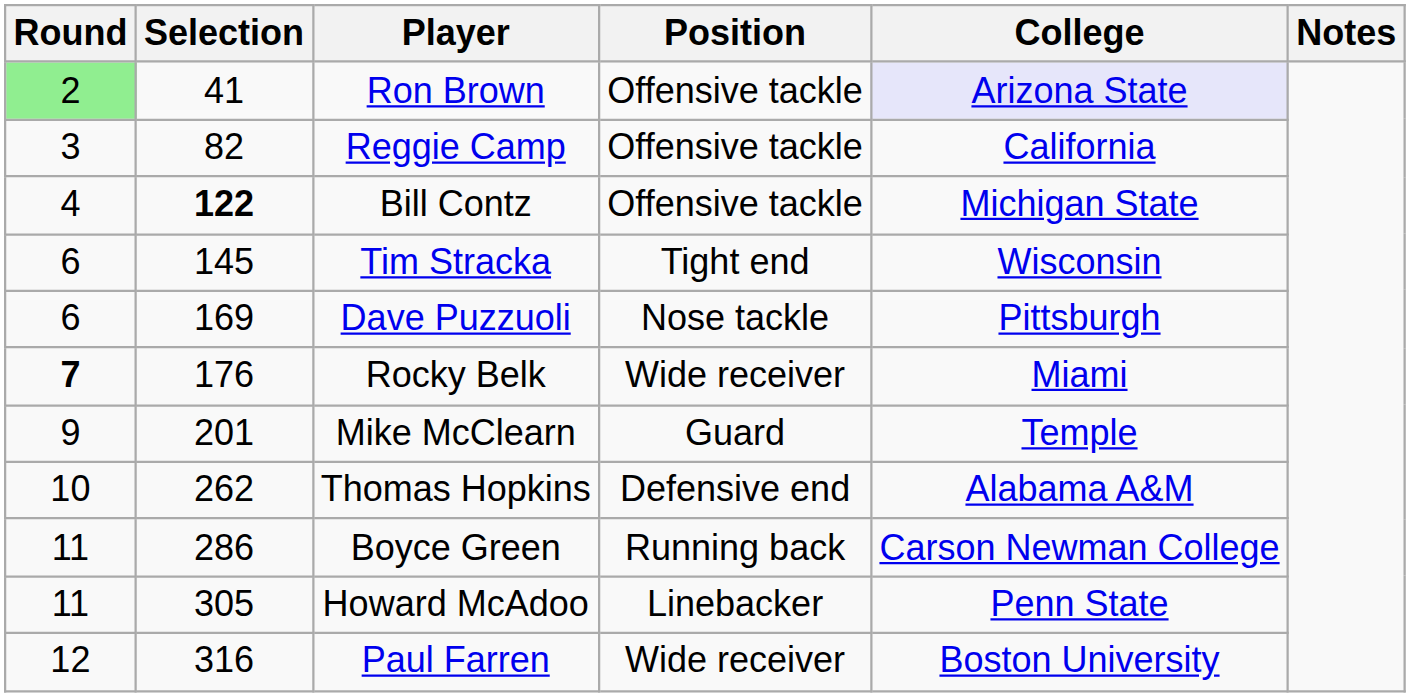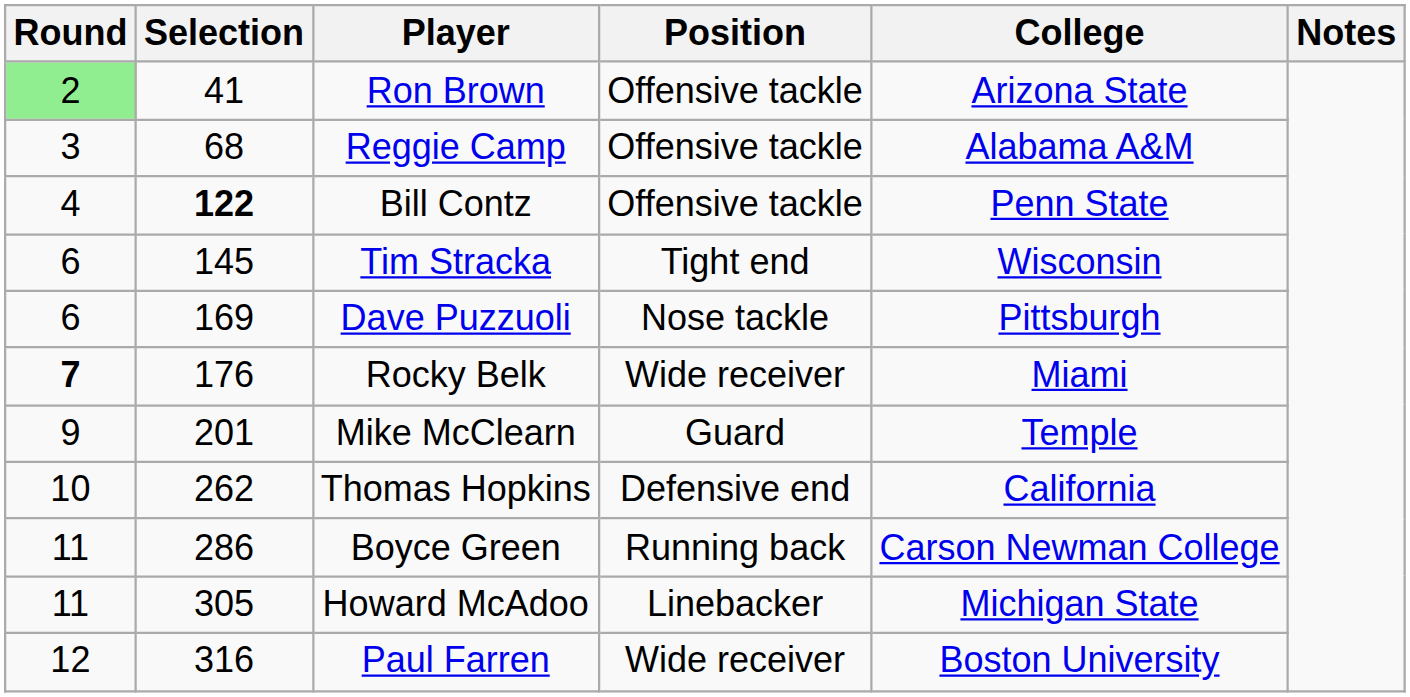(1080, 90) lavender background -> (1080, 90) no background
(224, 147) 82 -> (224, 147) 68
(1080, 147) California -> (1080, 147) Alabama A&M
(1080, 204) Michigan State -> (1080, 204) Penn State
(1080, 489) Alabama A&M -> (1080, 489) California
(1080, 603) Penn State -> (1080, 603) Michigan State
